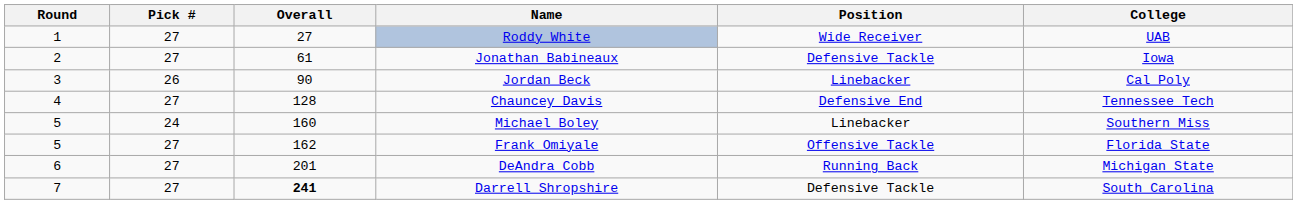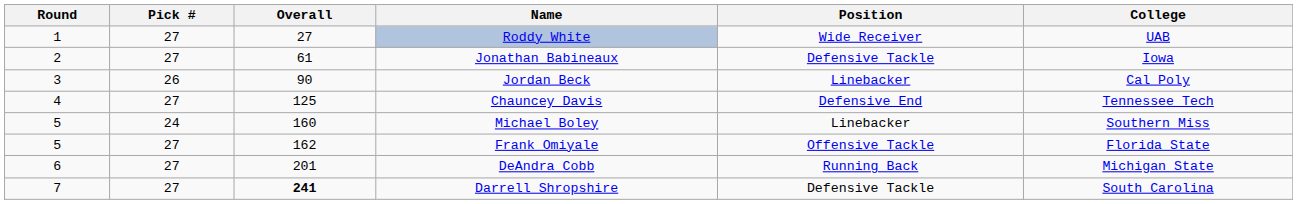(305, 102) 128 -> (305, 102) 125
